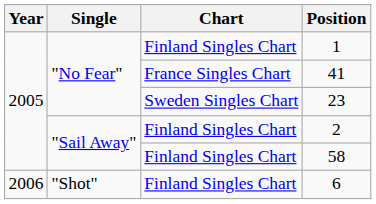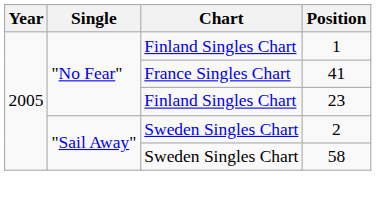(221, 101) Sweden Singles Chart -> (220, 101) Finland Singles Chart
(220, 128) Finland Singles Chart -> (221, 128) Sweden Singles Chart
(220, 156) Finland Singles Chart -> (221, 156) Sweden Singles Chart
- row: (336, 184)
